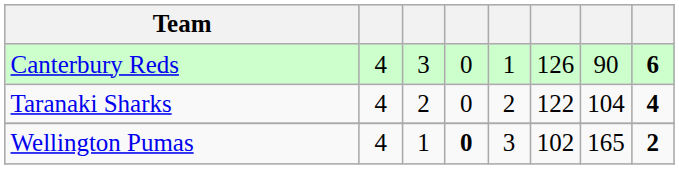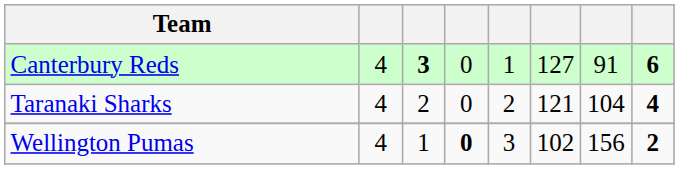(424, 63) normal -> (424, 63) bold
(556, 63) 126 -> (556, 63) 127
(606, 63) 90 -> (606, 63) 91
(556, 103) 122 -> (556, 103) 121
(606, 143) 165 -> (606, 143) 156
